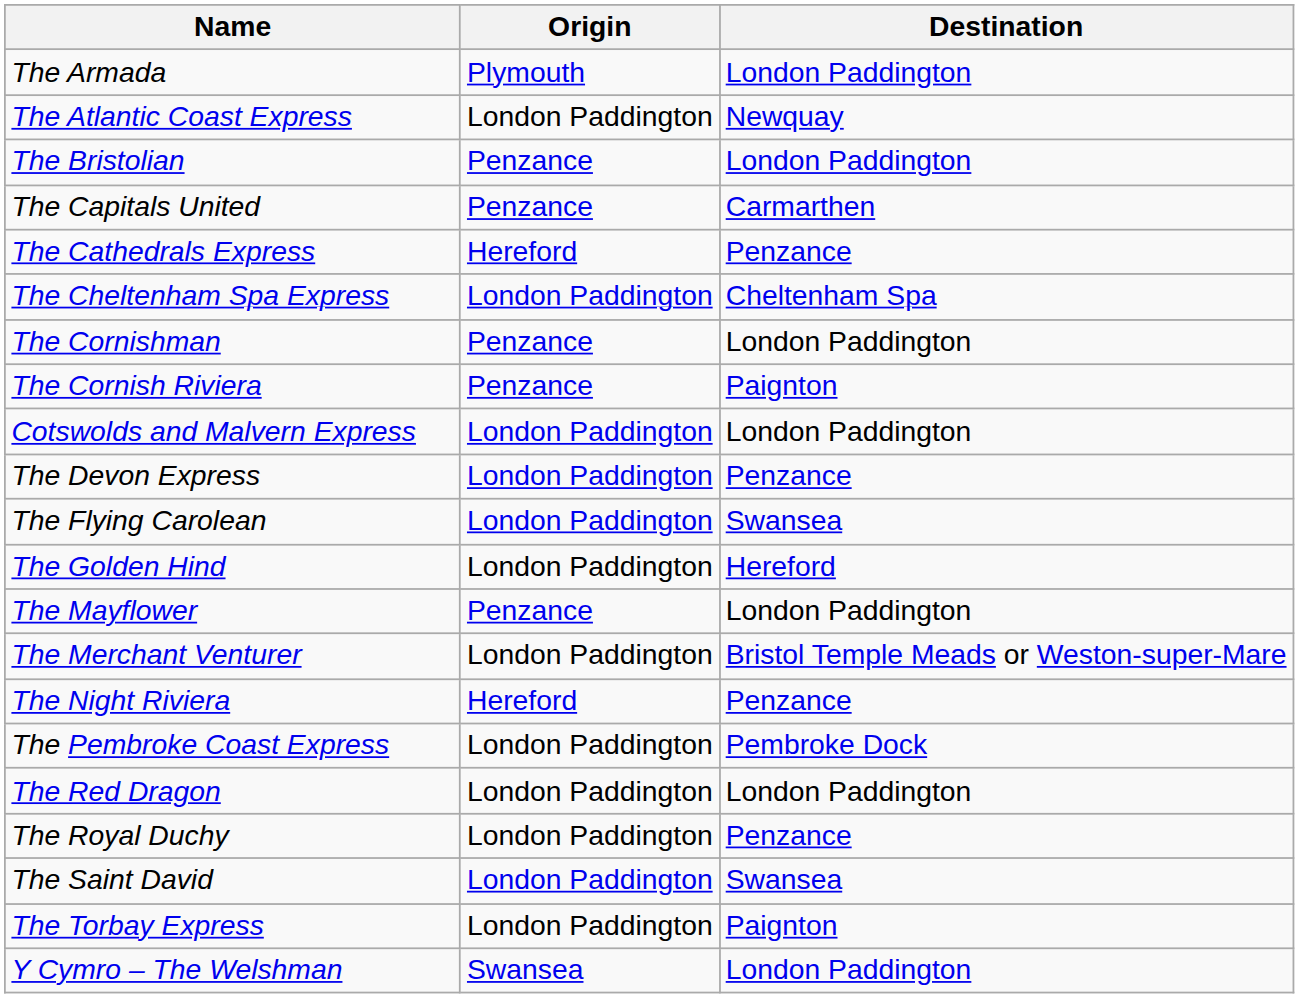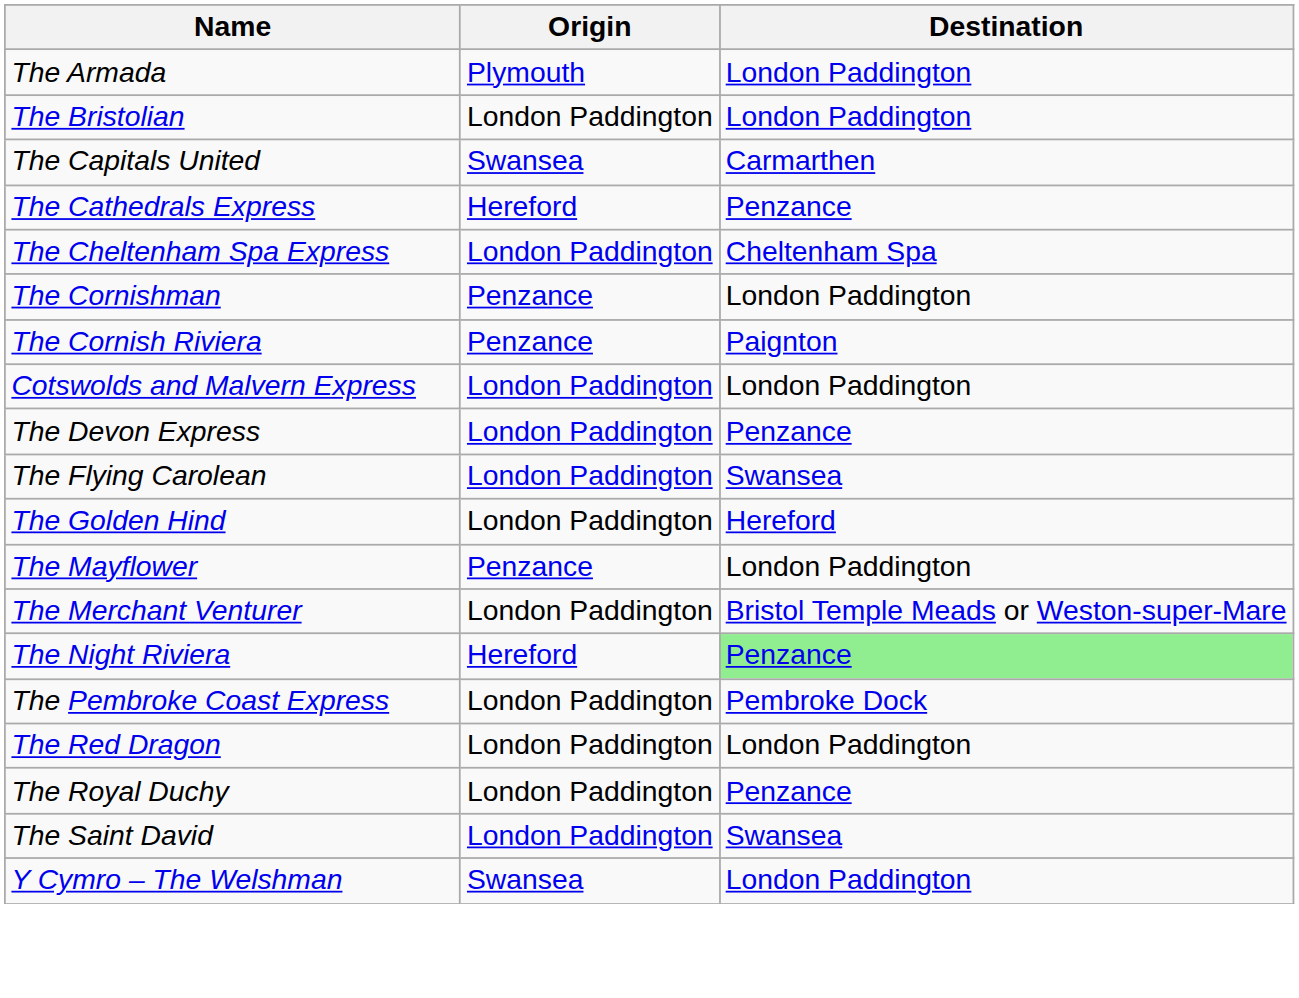- row: (182, 116)
(530, 161) Penzance -> (590, 116) London Paddington
(530, 206) Penzance -> (525, 161) Swansea
(789, 700) no background -> (789, 655) lightgreen background
- row: (138, 925)
